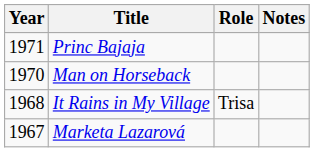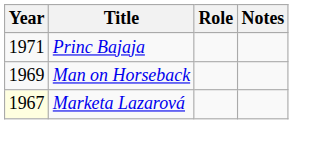(27, 75) 1970 -> (27, 75) 1969
- row: (131, 103)
(27, 132) no background -> (27, 103) lightyellow background
